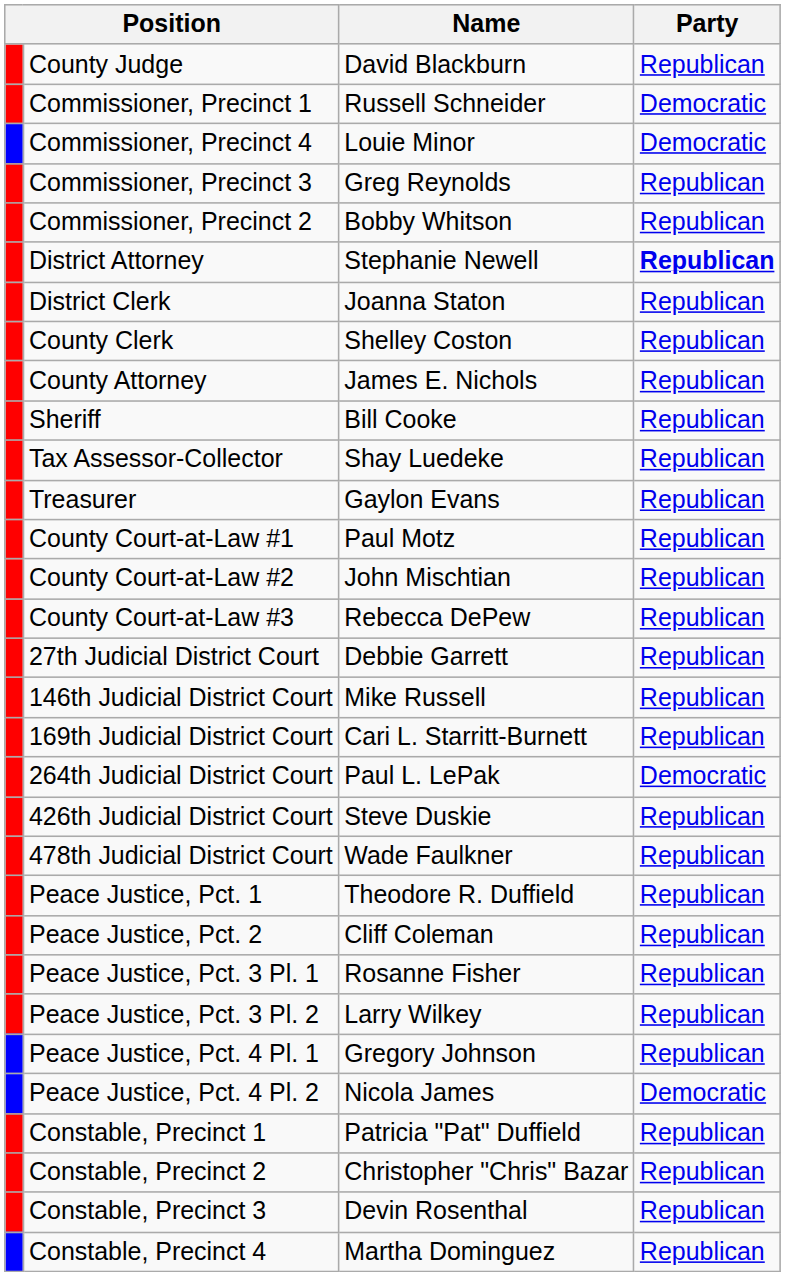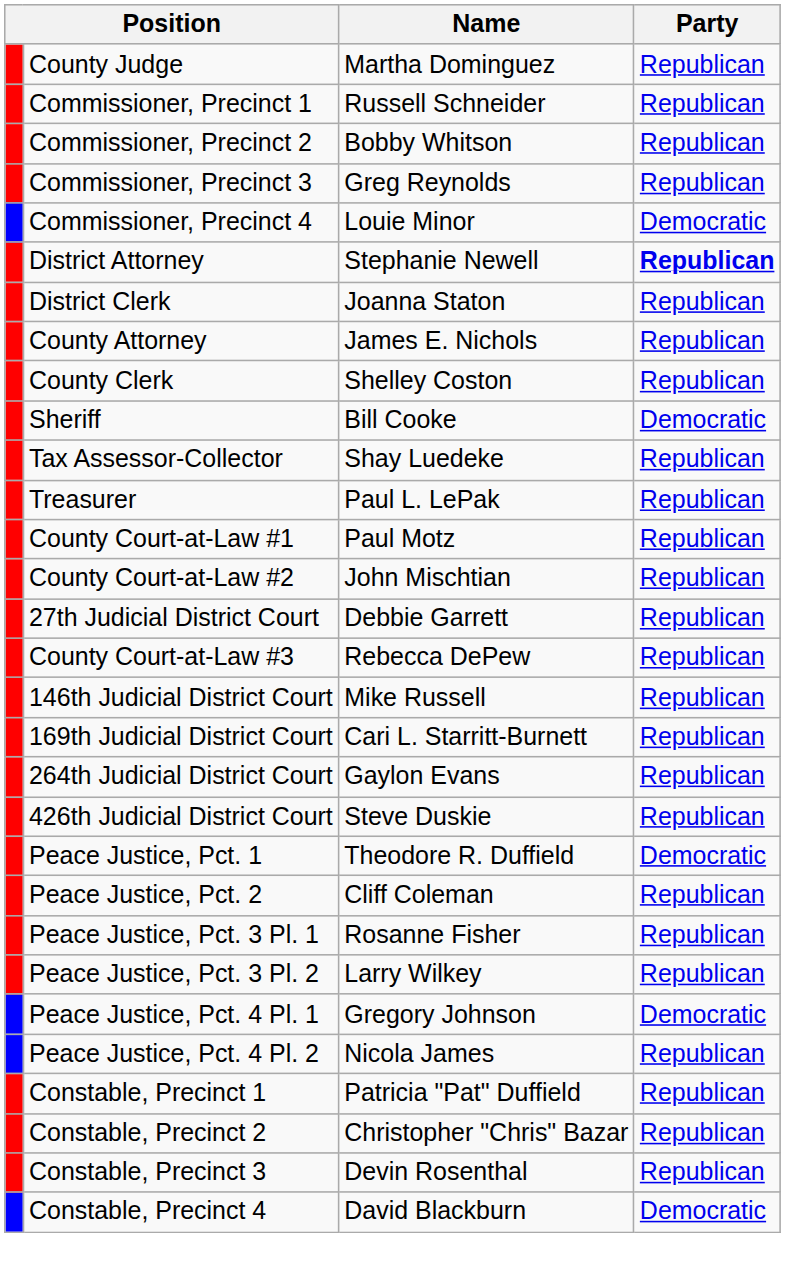(435, 63) David Blackburn -> (450, 63) Martha Dominguez
(703, 103) Democratic -> (702, 103) Republican
rows swapped: (170, 222) <-> (170, 143)
rows swapped: (118, 380) <-> (101, 340)
(702, 420) Republican -> (703, 420) Democratic
(422, 499) Gaylon Evans -> (422, 499) Paul L. LePak
rows swapped: (161, 618) <-> (174, 657)
(422, 776) Paul L. LePak -> (422, 776) Gaylon Evans
(703, 776) Democratic -> (702, 776) Republican
- row: (181, 855)
(702, 895) Republican -> (703, 855) Democratic
(702, 1053) Republican -> (703, 1013) Democratic
(703, 1093) Democratic -> (702, 1053) Republican
(450, 1251) Martha Dominguez -> (435, 1211) David Blackburn
(702, 1251) Republican -> (703, 1211) Democratic
